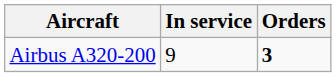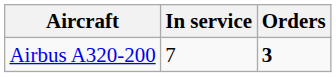(171, 54) 9 -> (171, 54) 7
